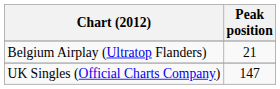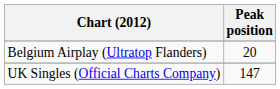(250, 52) 21 -> (250, 52) 20
